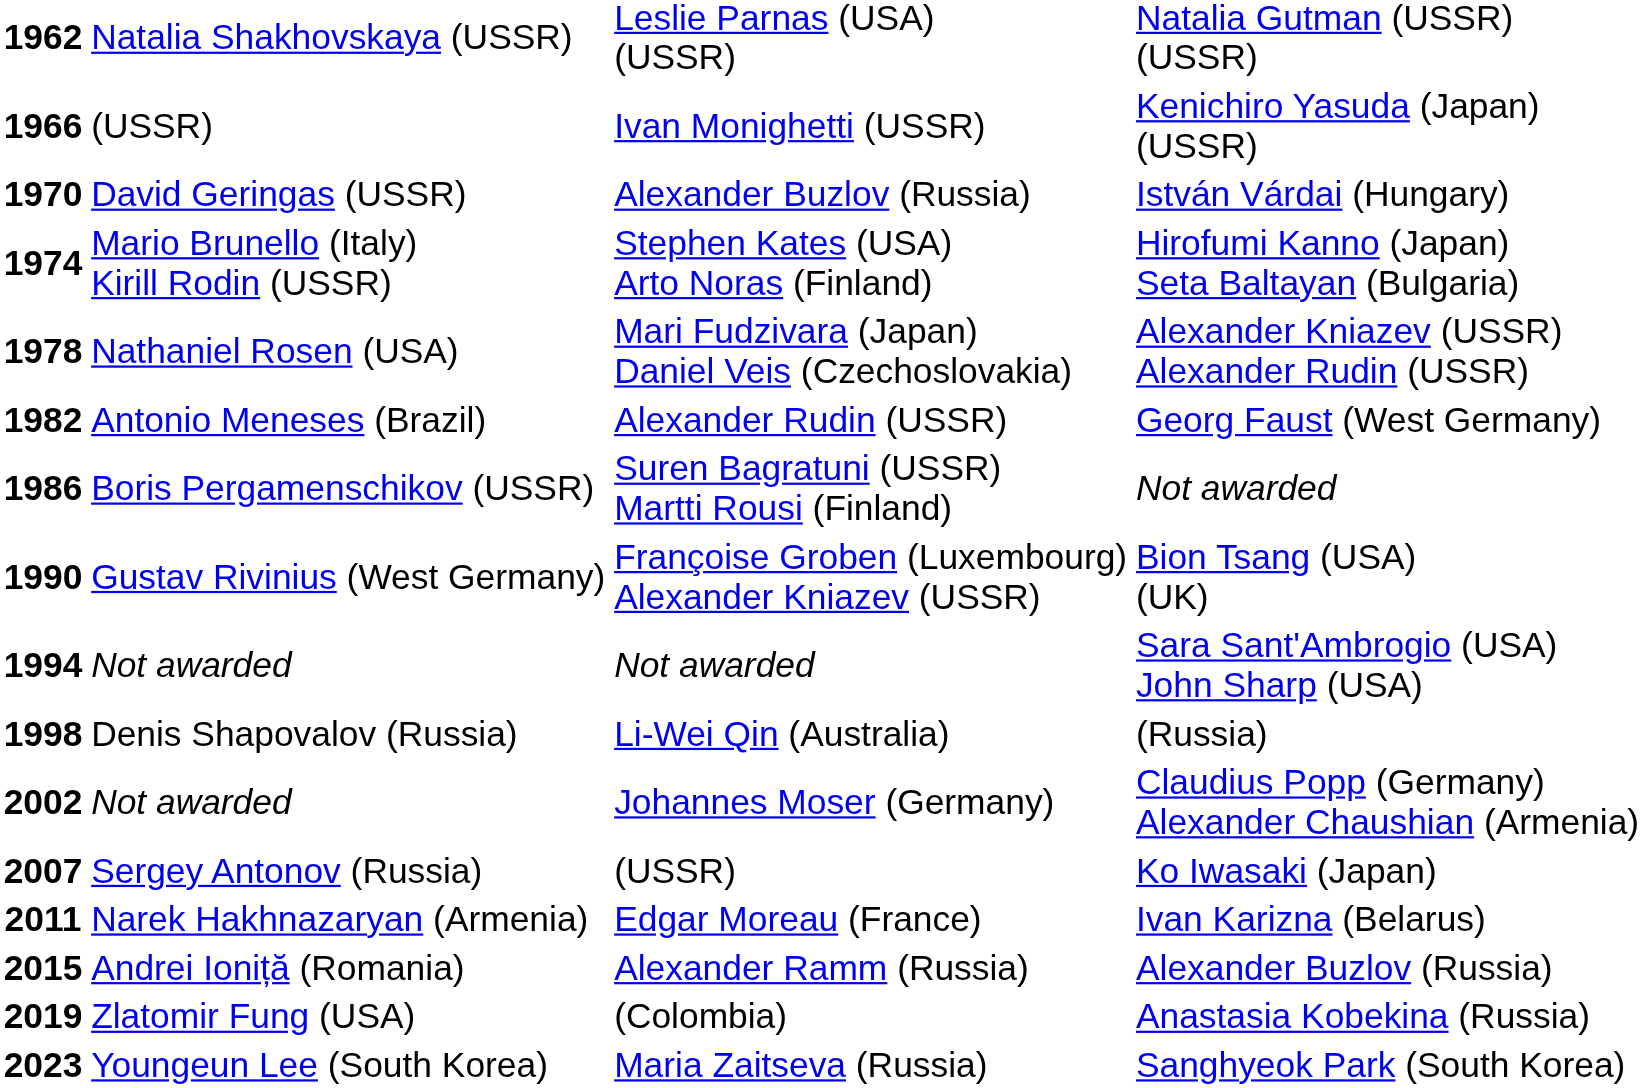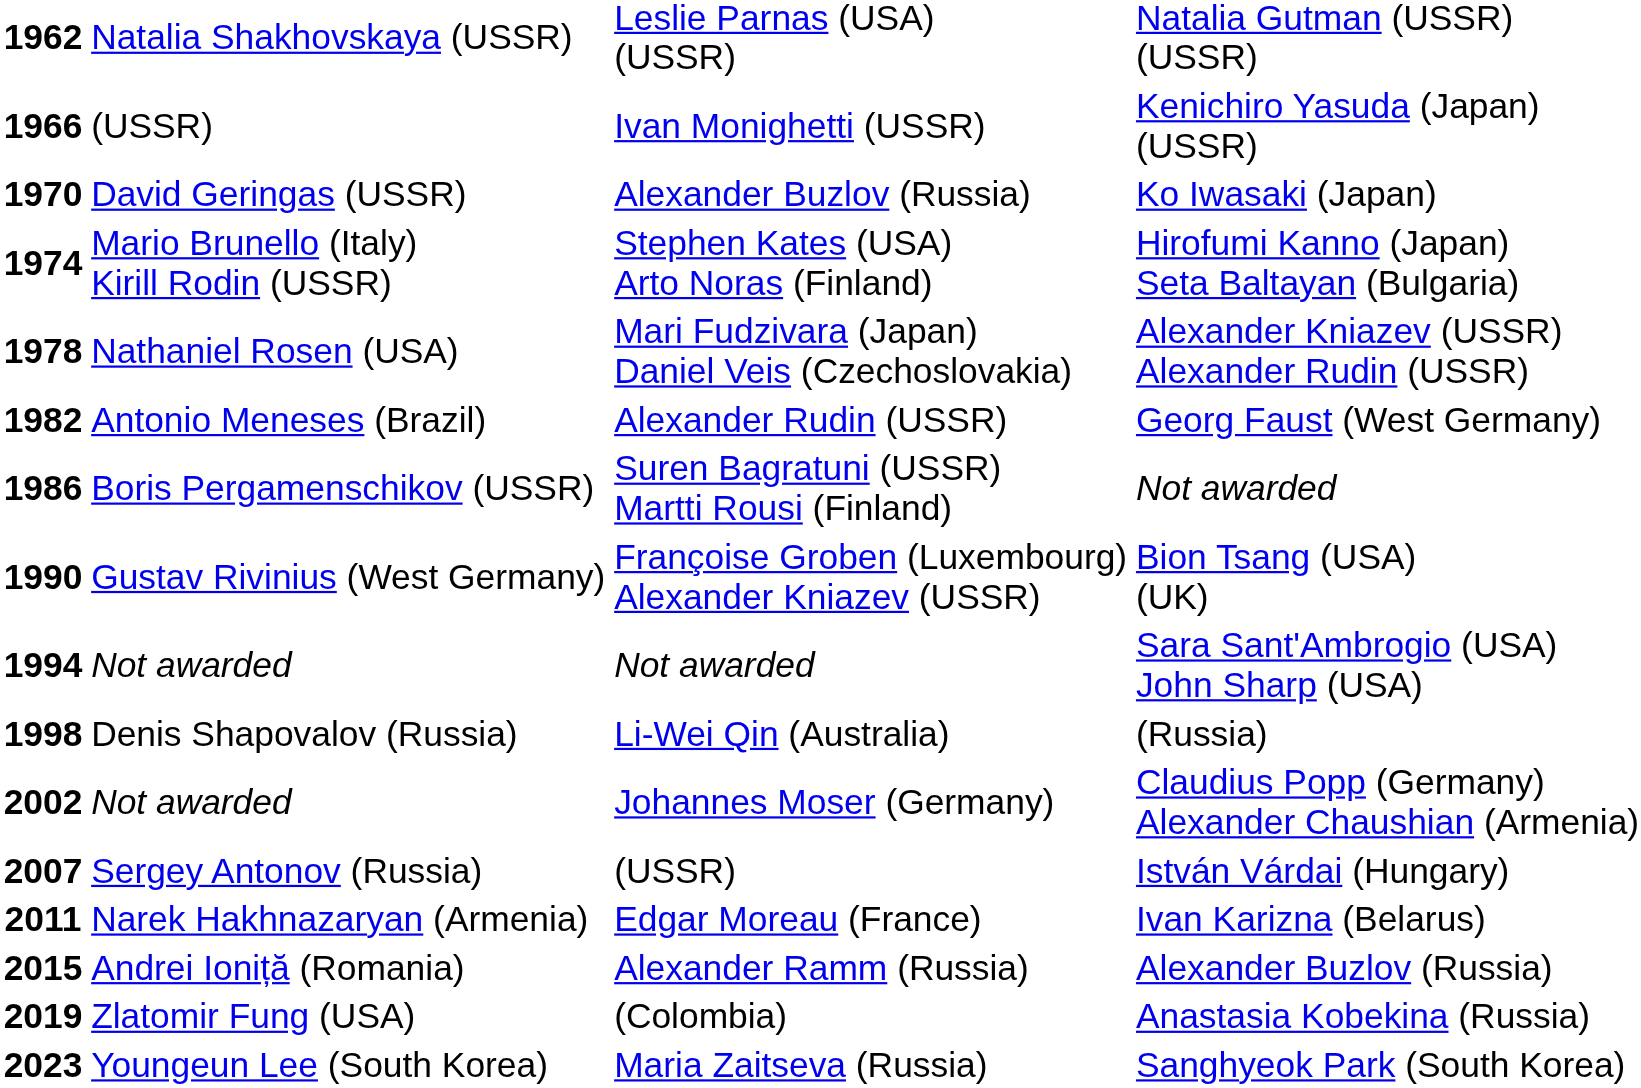(1323, 194) István Várdai (Hungary) -> (1286, 194) Ko Iwasaki (Japan)
(1286, 870) Ko Iwasaki (Japan) -> (1323, 870) István Várdai (Hungary)
